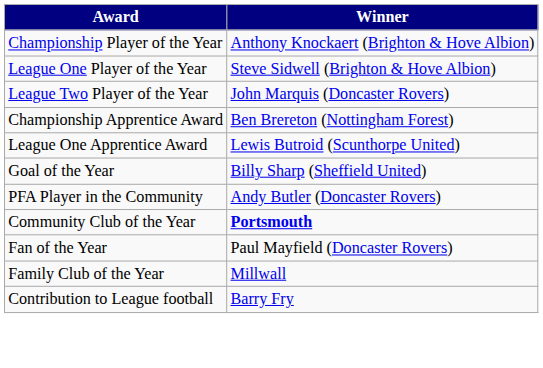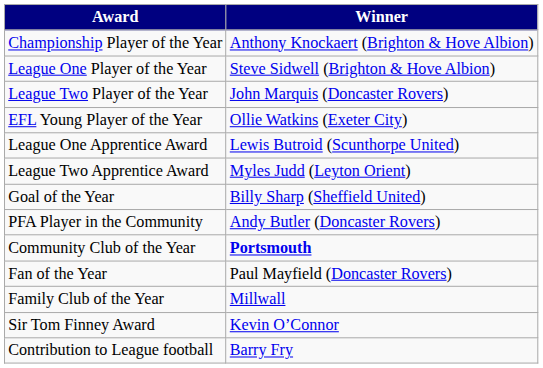+ row: (105, 119)
- row: (116, 119)
+ row: (108, 171)
+ row: (82, 324)
